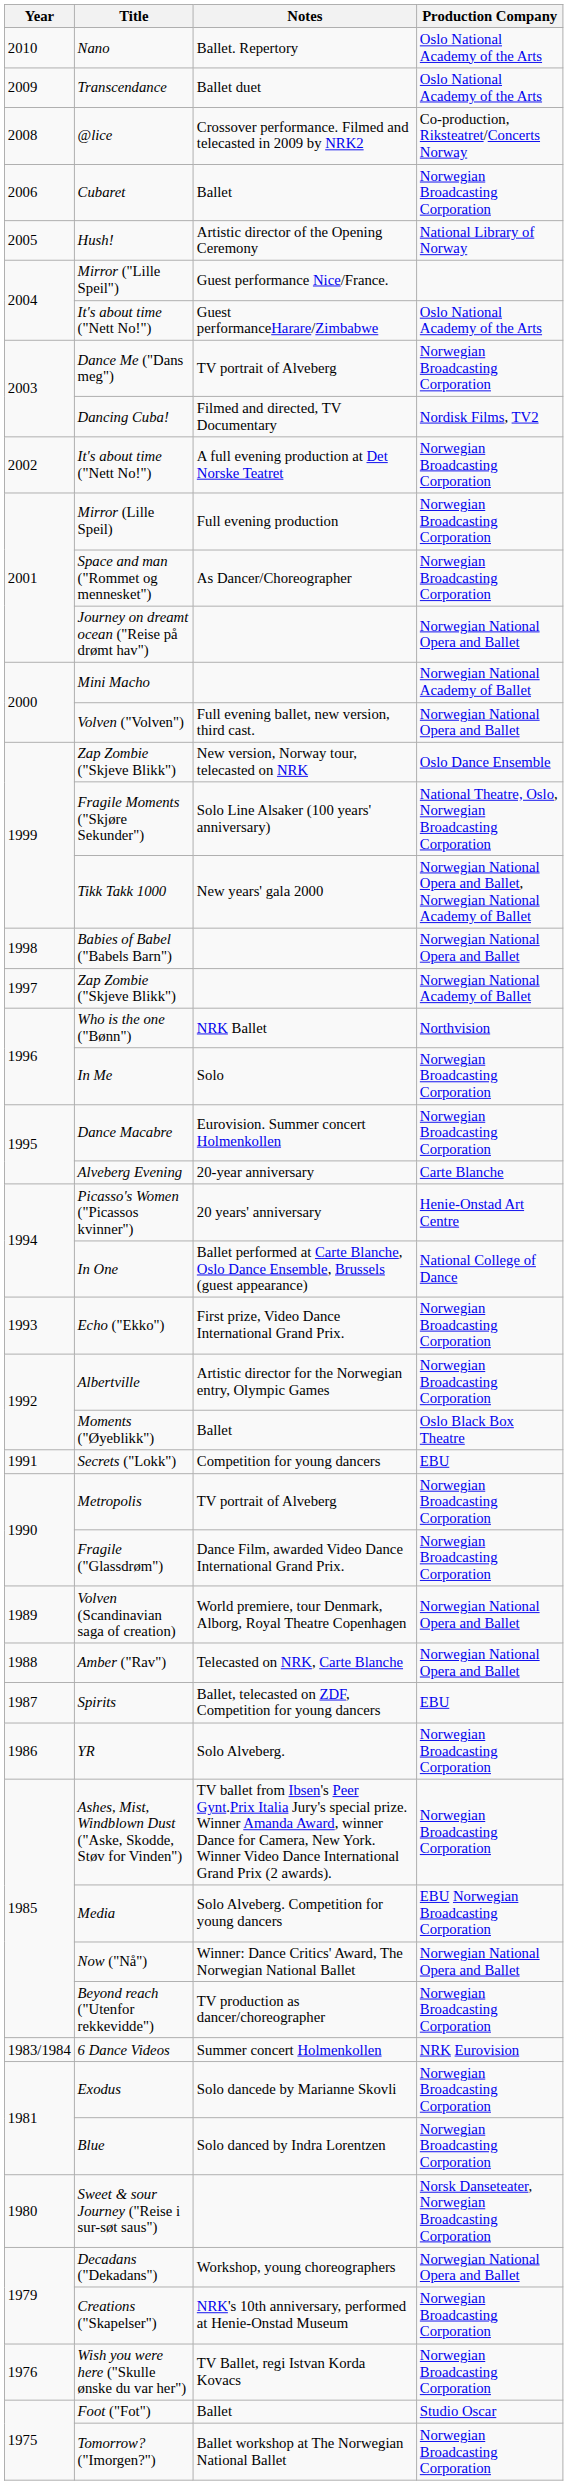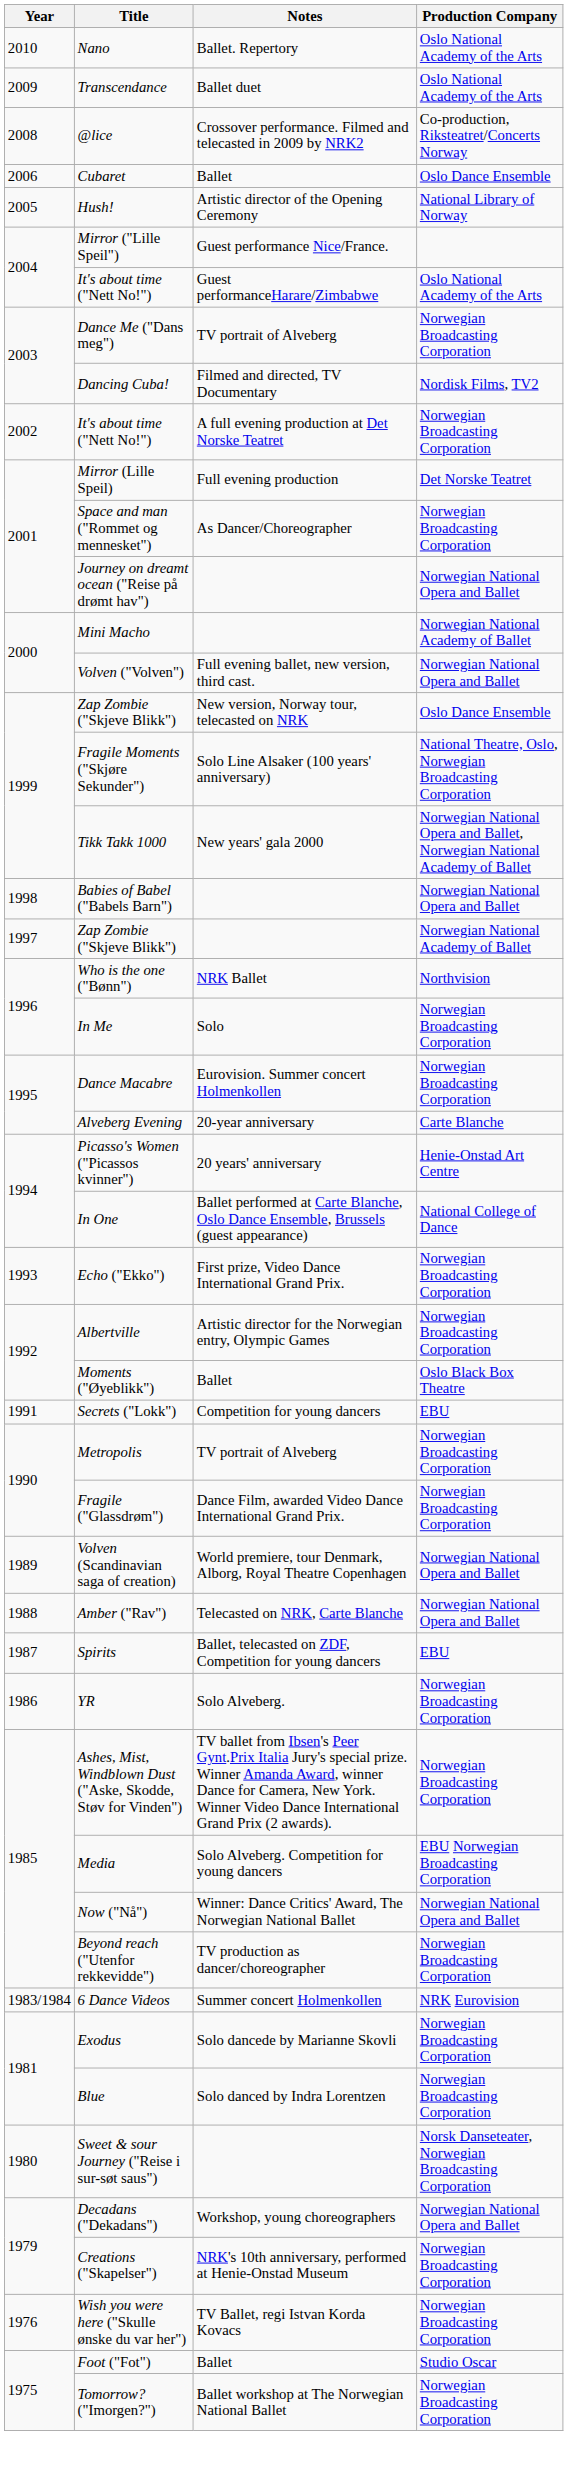(459, 192) Norwegian Broadcasting Corporation -> (485, 175) Oslo Dance Ensemble
(459, 521) Norwegian Broadcasting Corporation -> (476, 479) Det Norske Teatret
